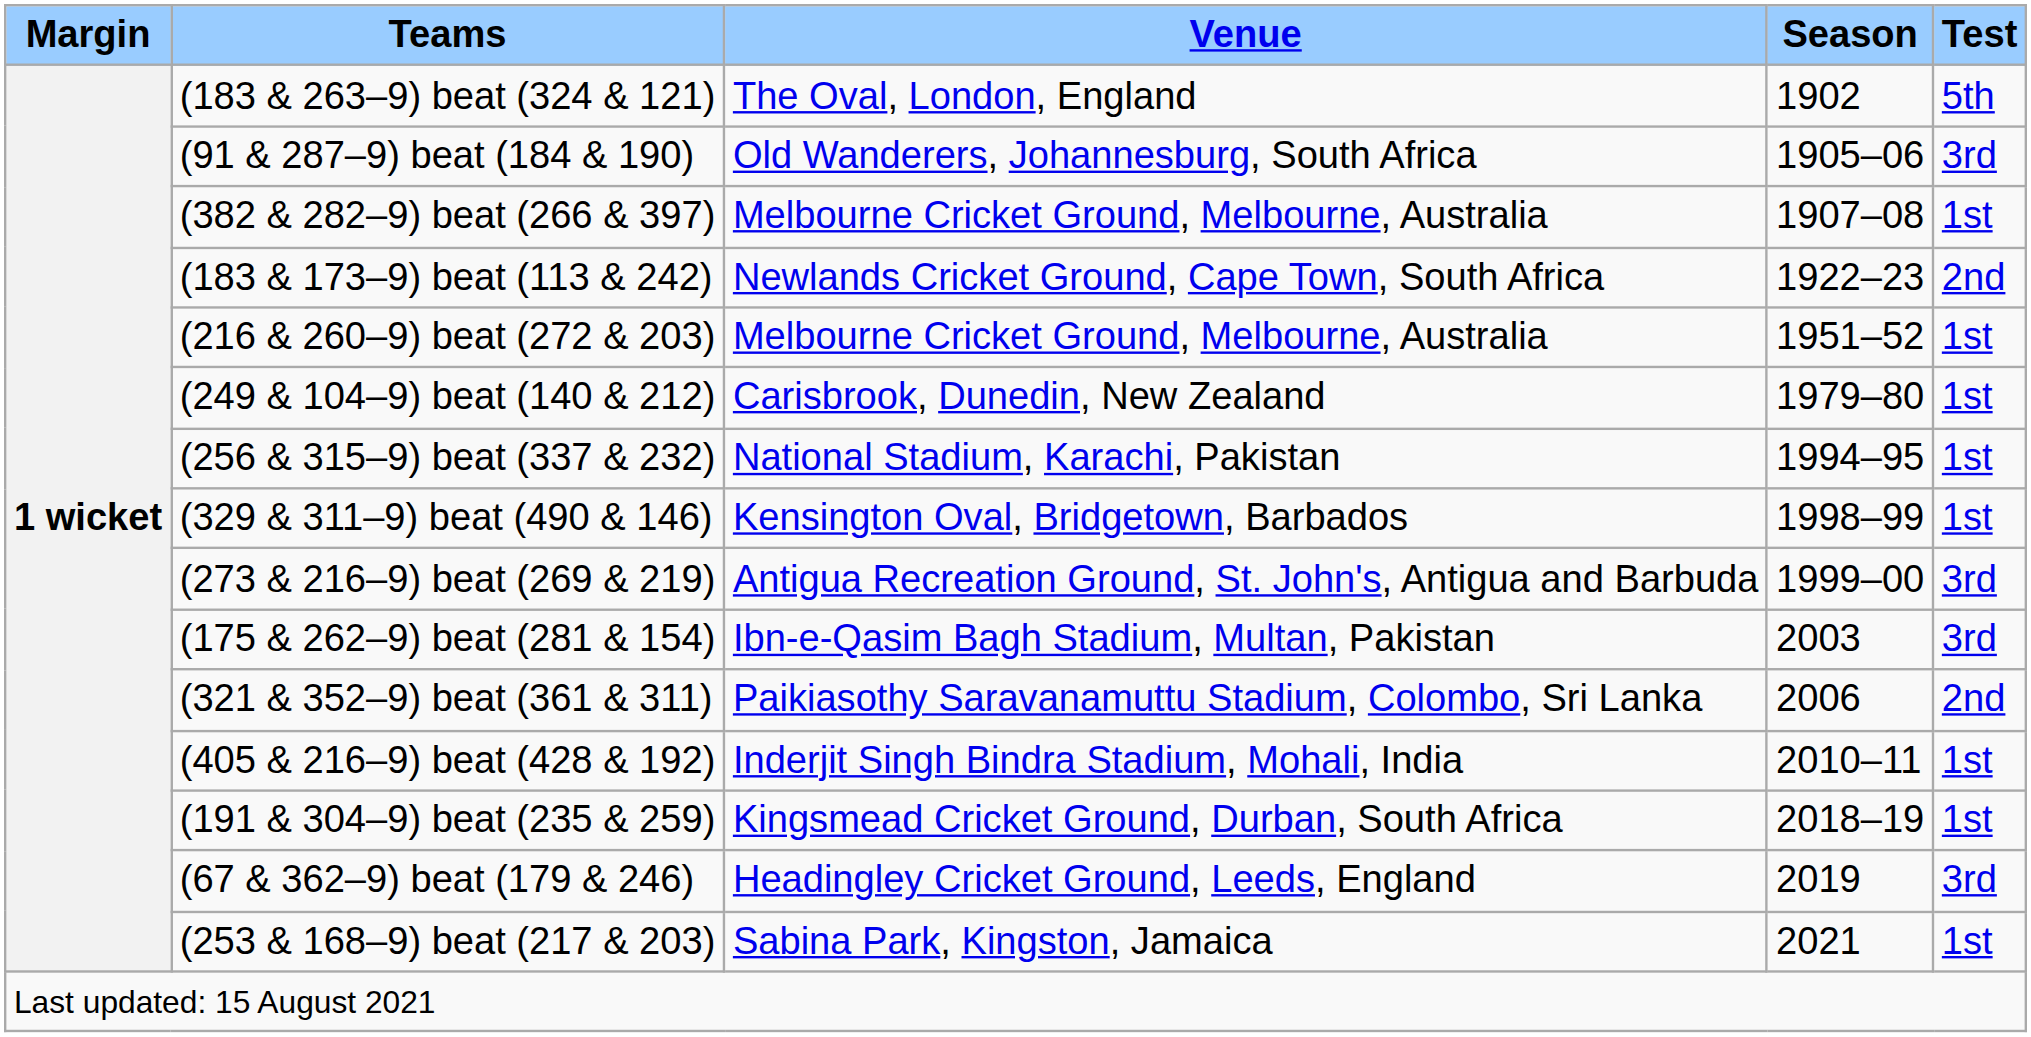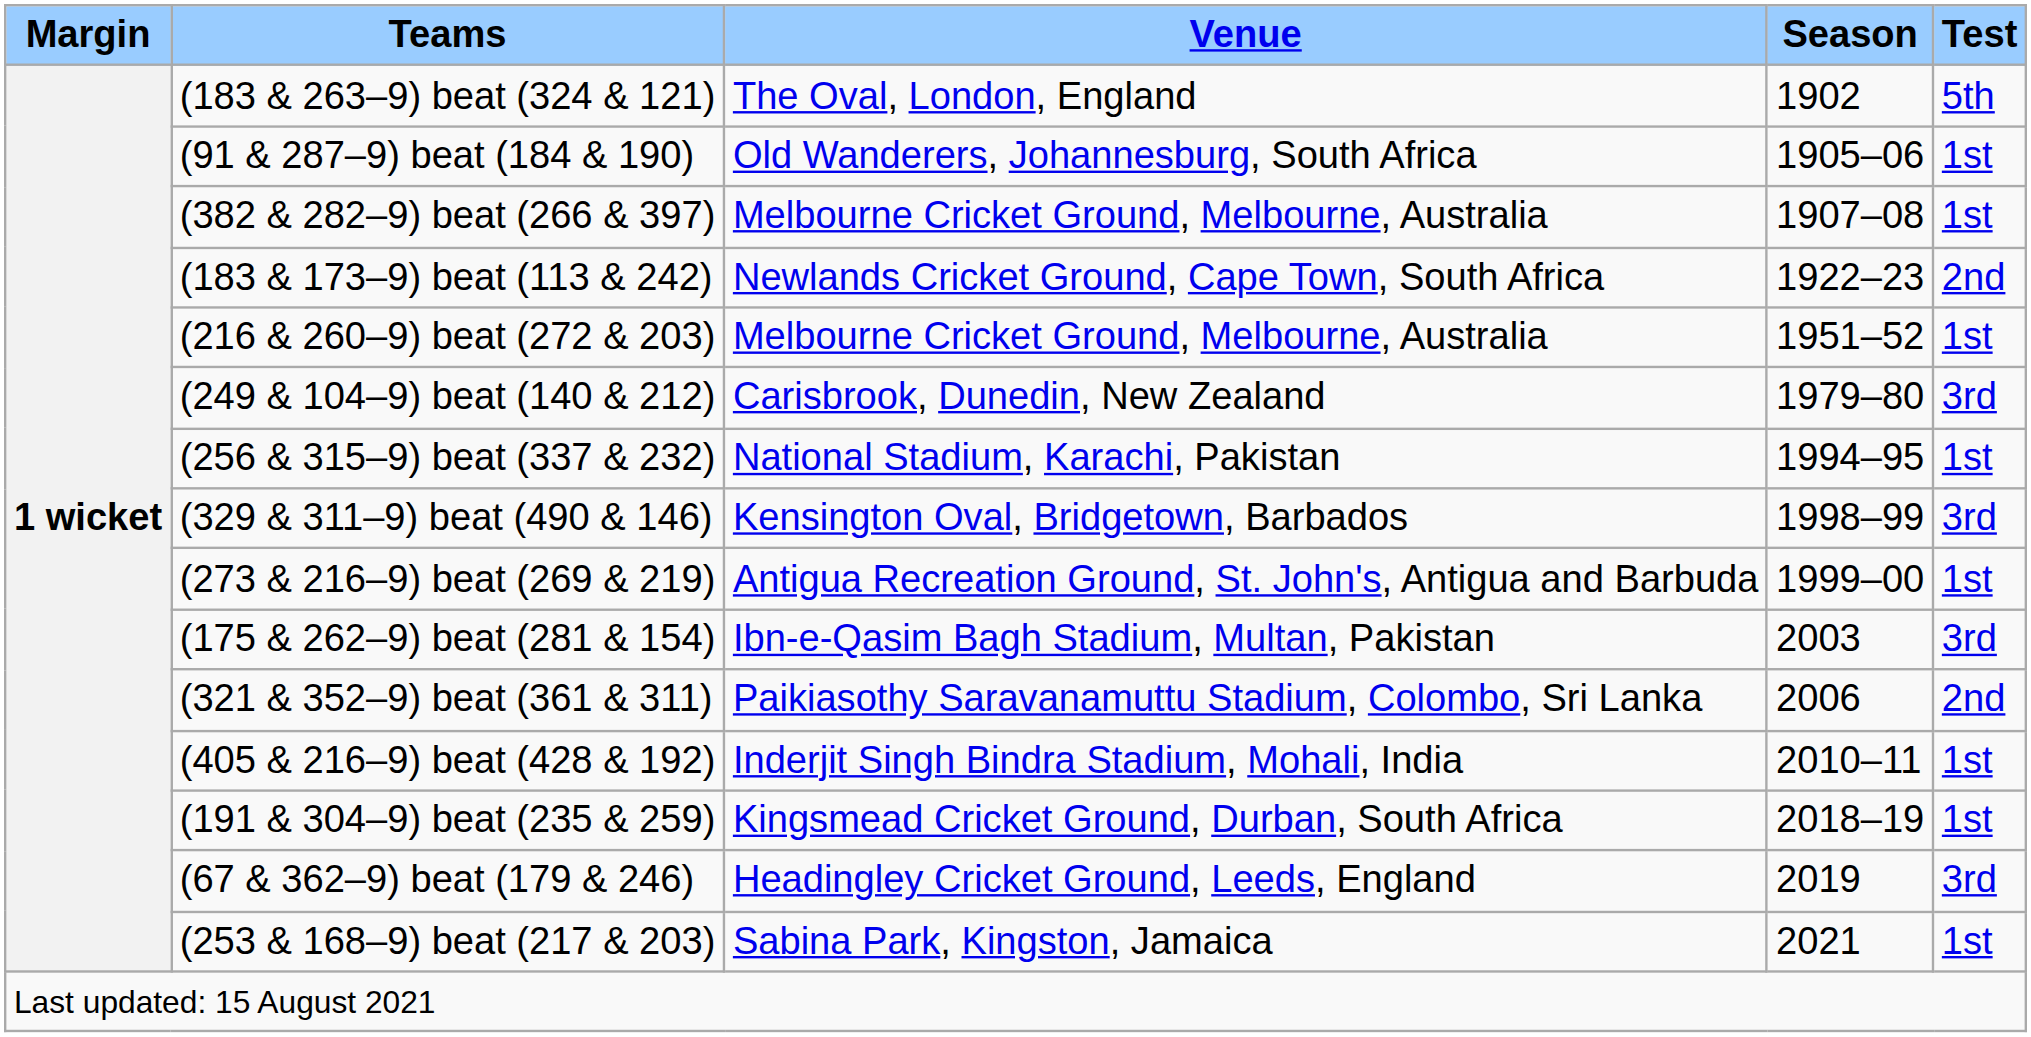(1969, 155) 3rd -> (1967, 155) 1st
(1967, 397) 1st -> (1969, 397) 3rd
(1967, 517) 1st -> (1969, 517) 3rd
(1969, 578) 3rd -> (1967, 578) 1st
